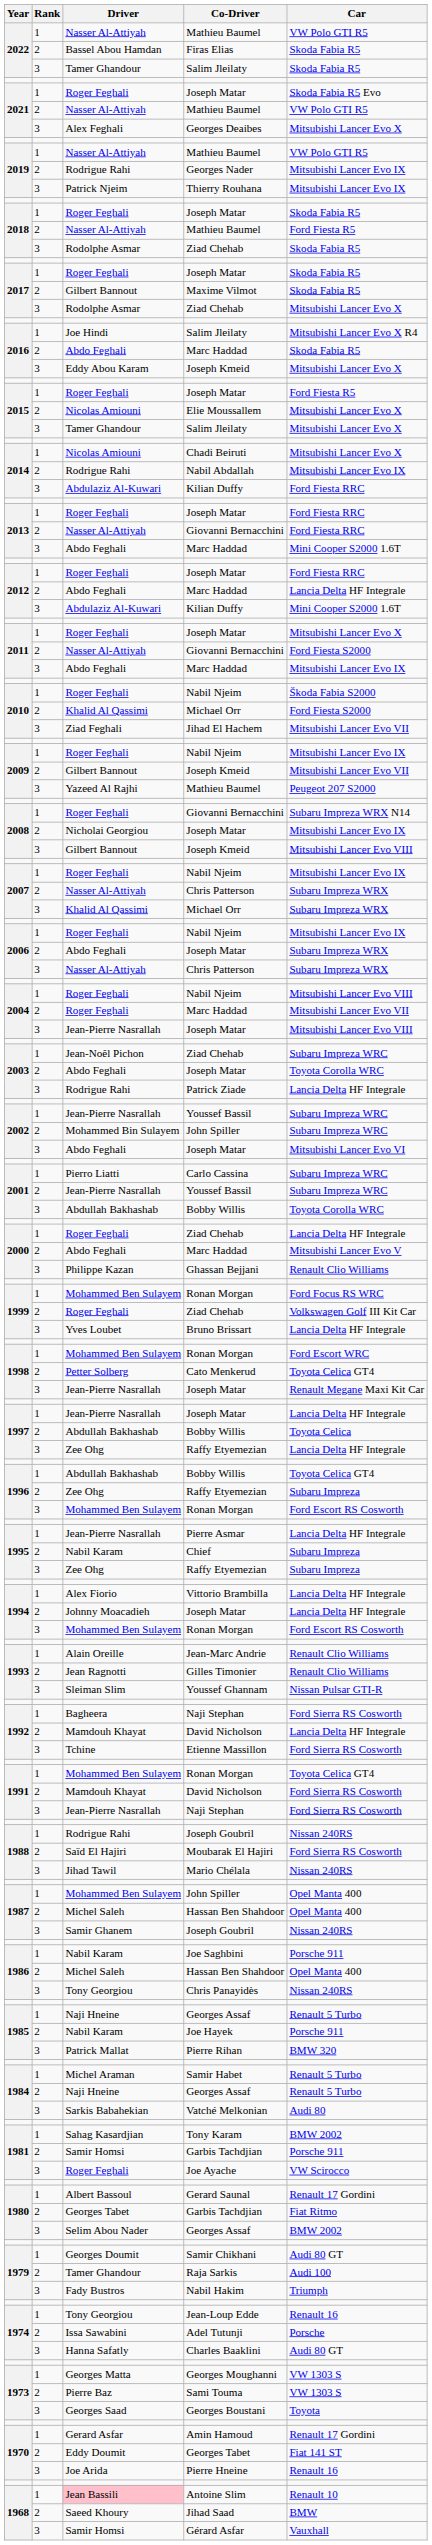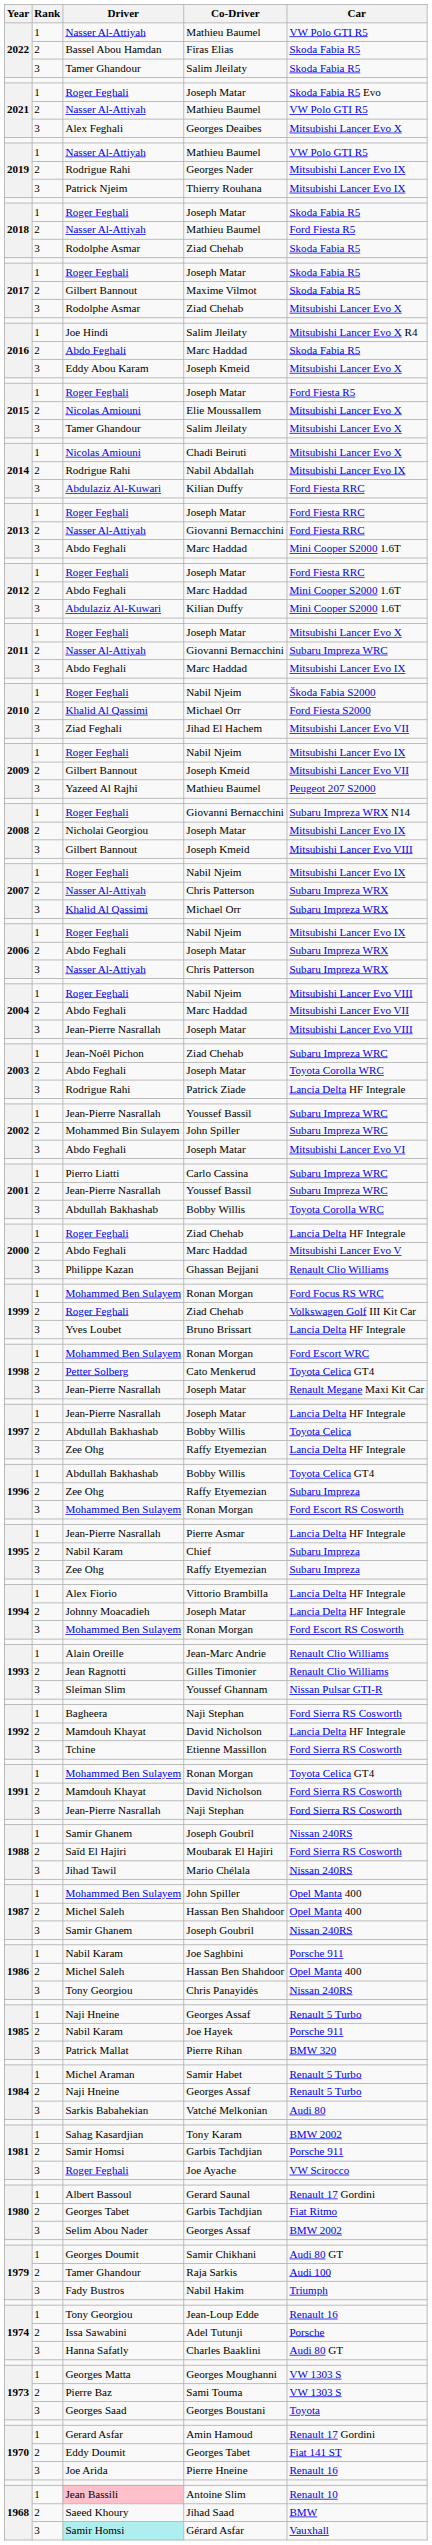(347, 591) Lancia Delta HF Integrale -> (345, 591) Mini Cooper S2000 1.6T
(330, 651) Ford Fiesta S2000 -> (339, 651) Subaru Impreza WRC
(97, 1011) Roger Feghali -> (96, 1011) Abdo Feghali
(98, 1834) Rodrigue Rahi -> (99, 1834) Samir Ghanem
(95, 2531) no background -> (95, 2531) paleturquoise background
